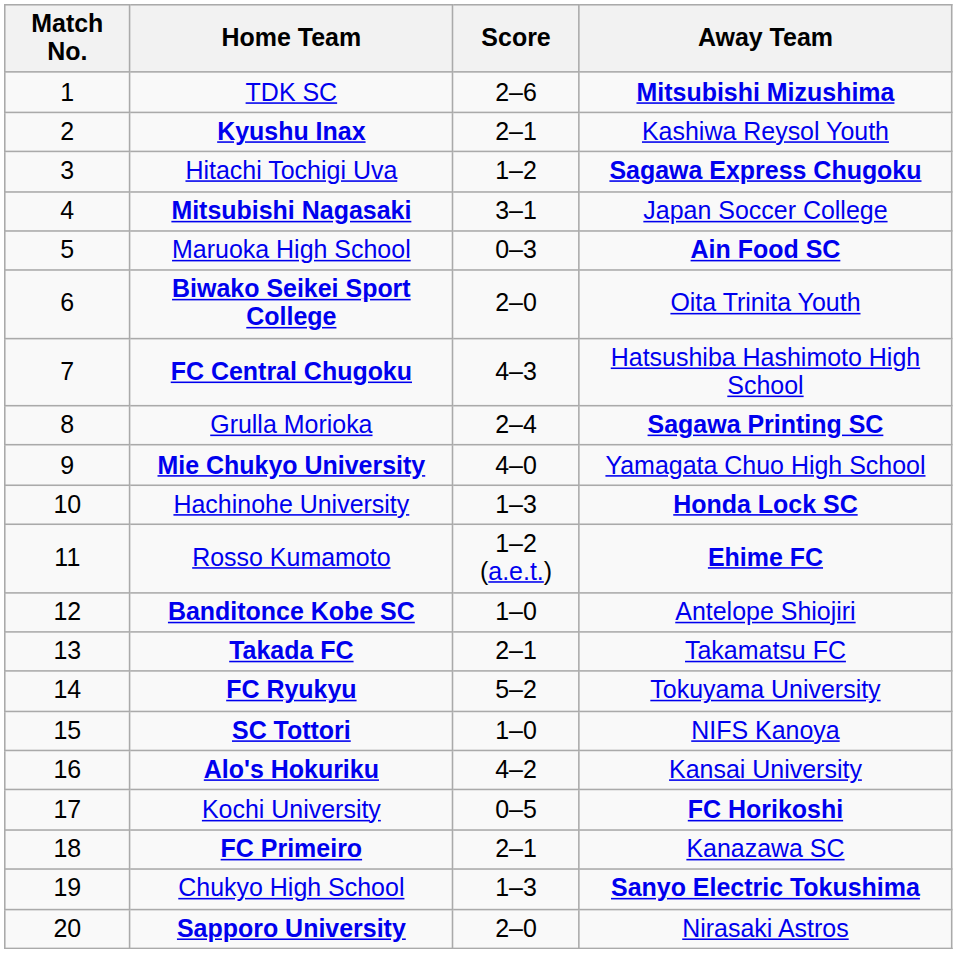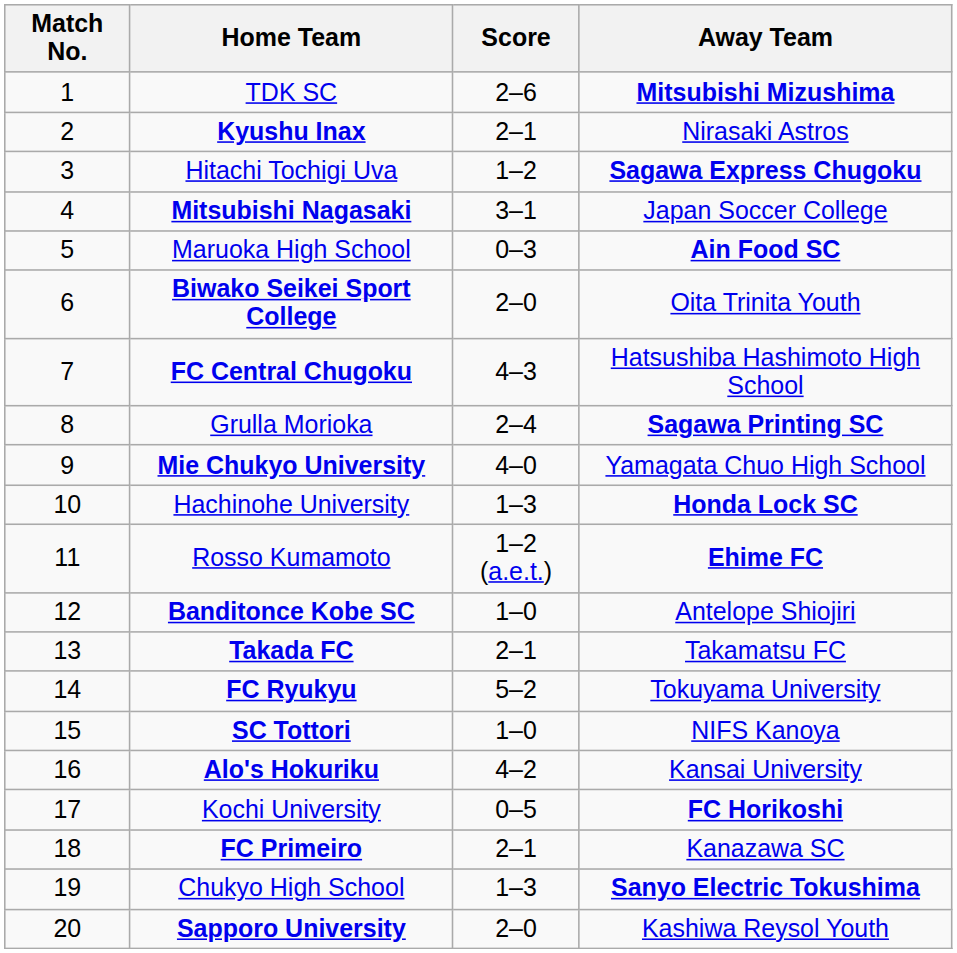(765, 131) Kashiwa Reysol Youth -> (765, 131) Nirasaki Astros
(765, 928) Nirasaki Astros -> (765, 928) Kashiwa Reysol Youth
